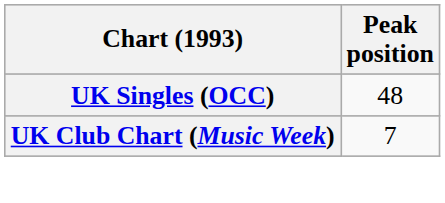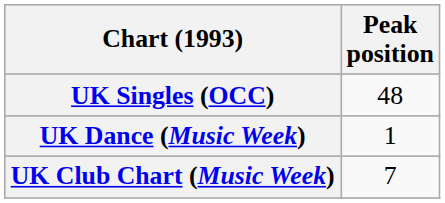+ row: (173, 135)
